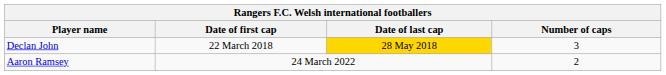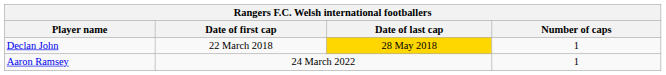(576, 45) 3 -> (576, 45) 1
(576, 62) 2 -> (576, 62) 1
